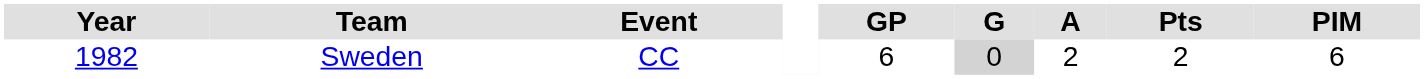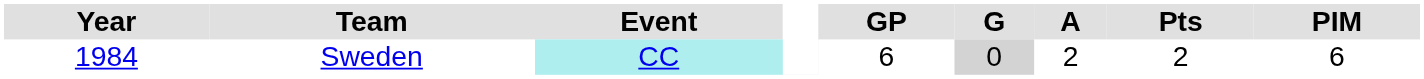(106, 56) 1982 -> (106, 56) 1984
(659, 56) no background -> (659, 56) paleturquoise background
